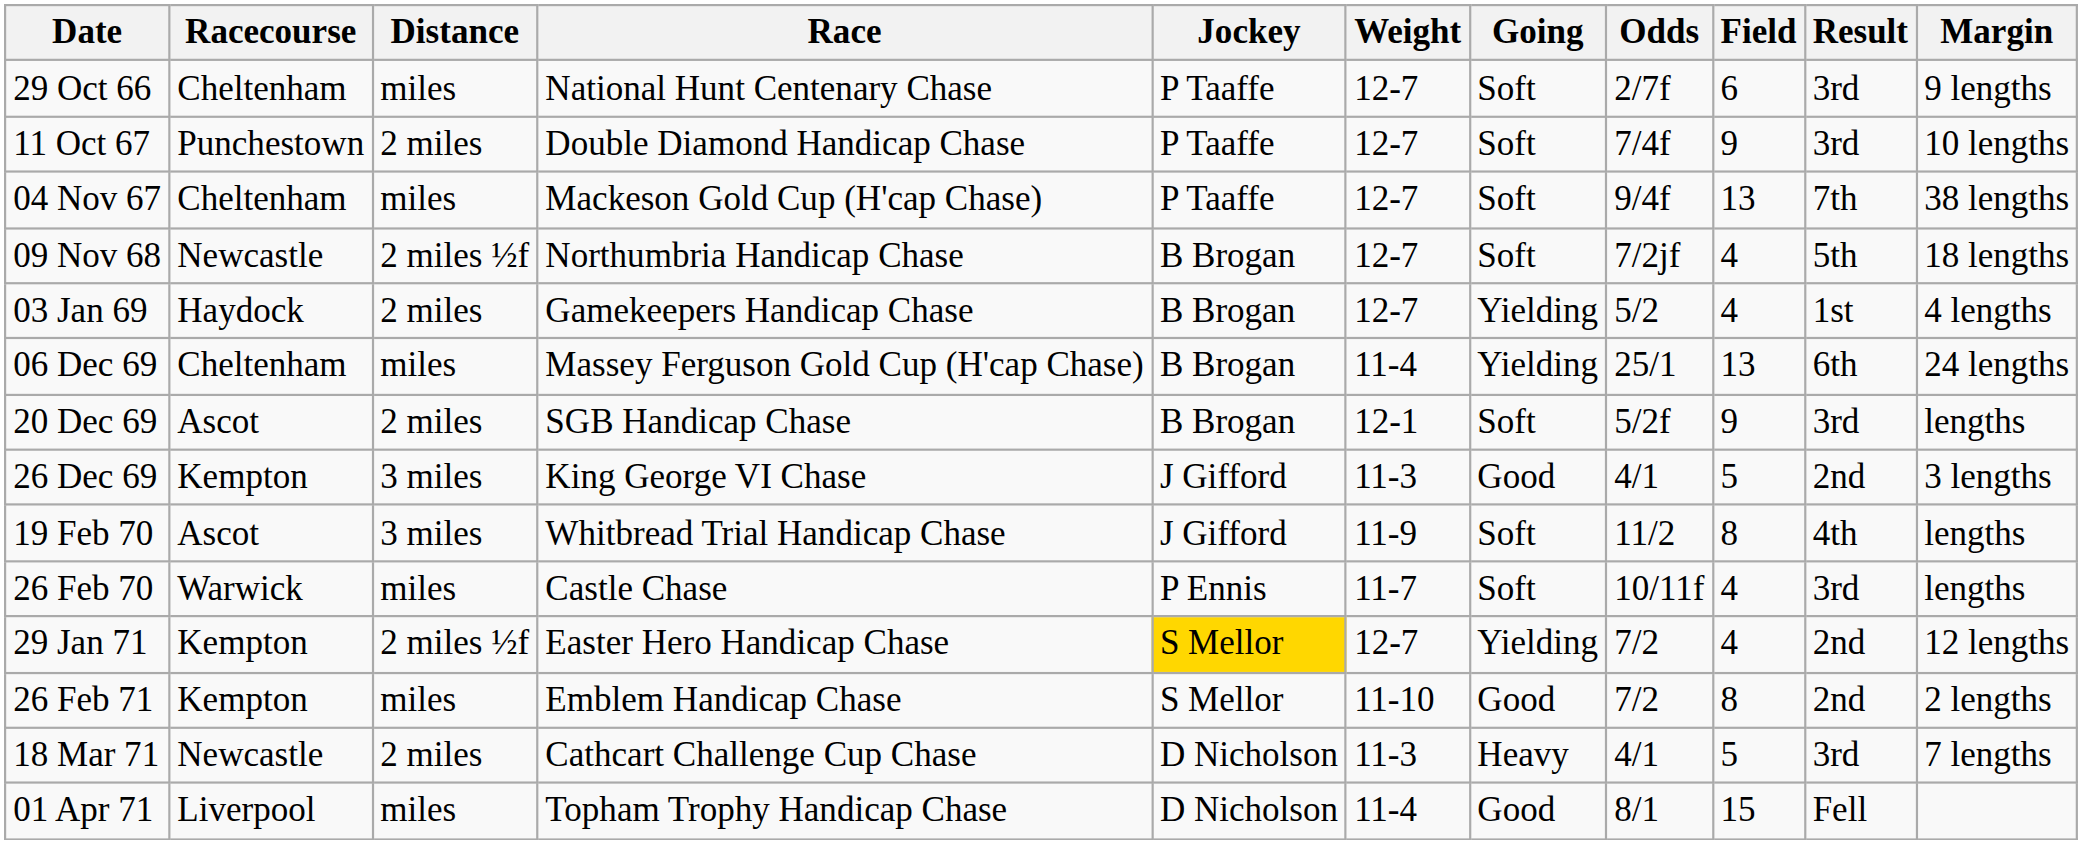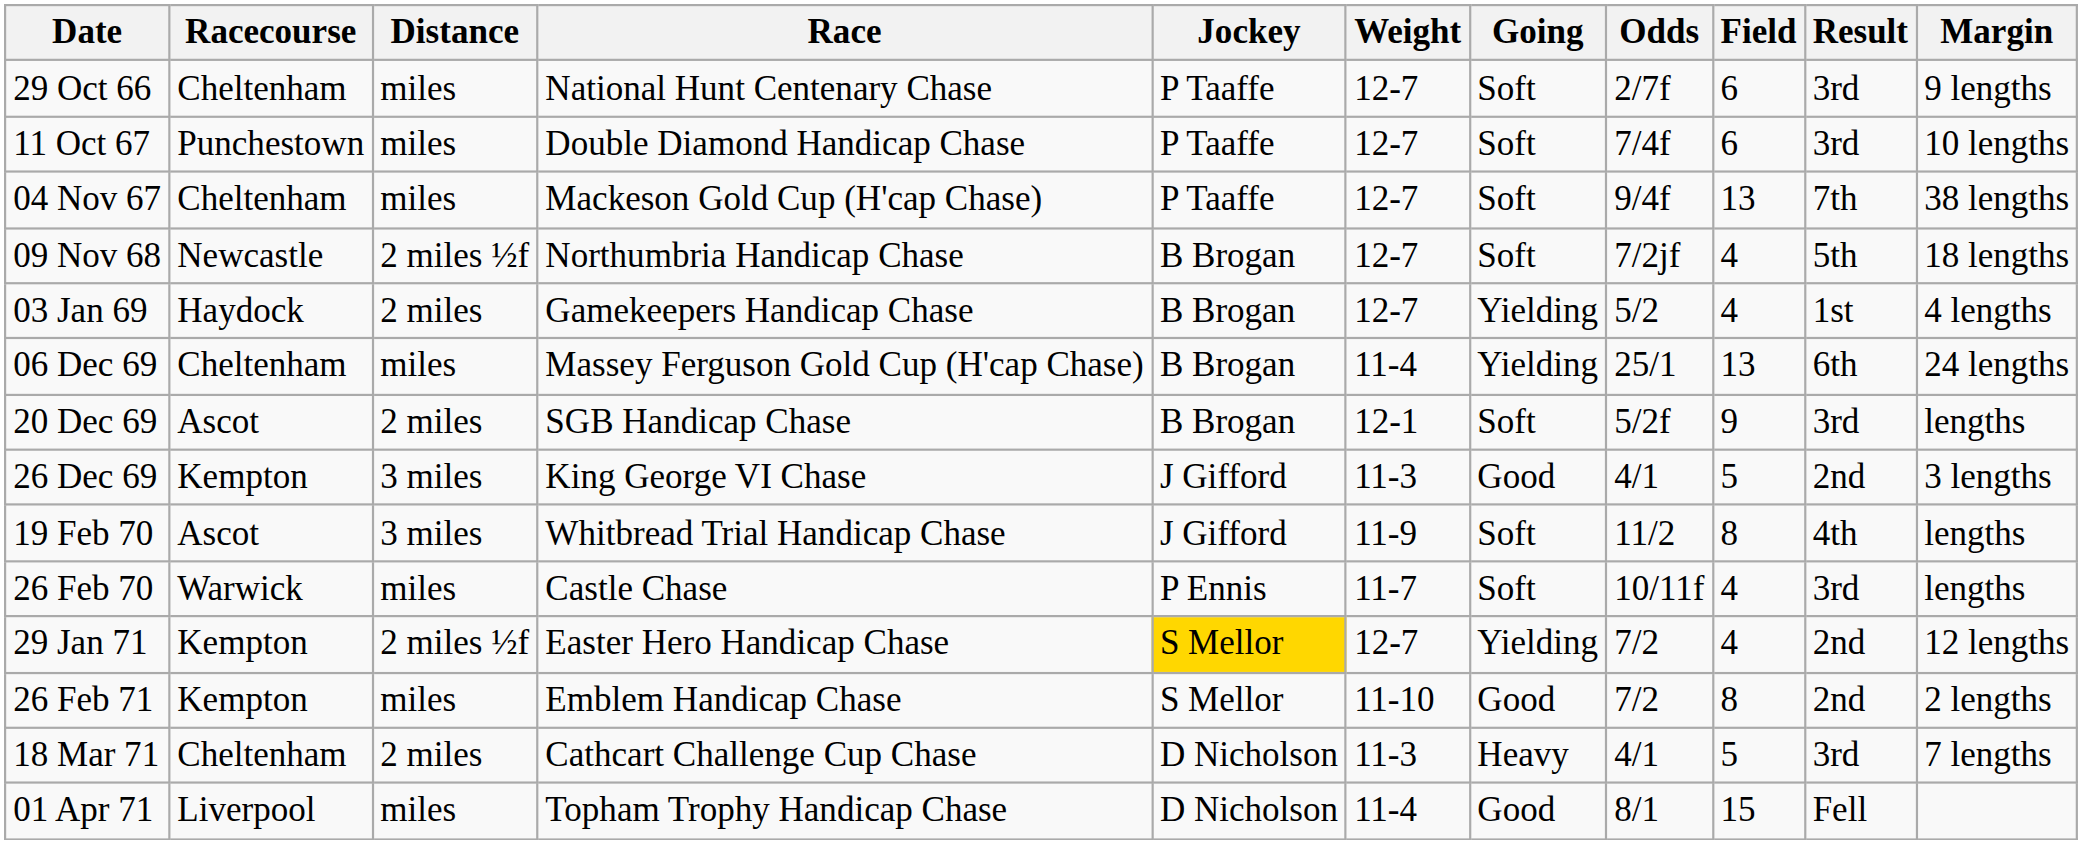(431, 143) 2 miles -> (418, 143) miles
(1729, 143) 9 -> (1729, 143) 6
(250, 754) Newcastle -> (262, 754) Cheltenham
